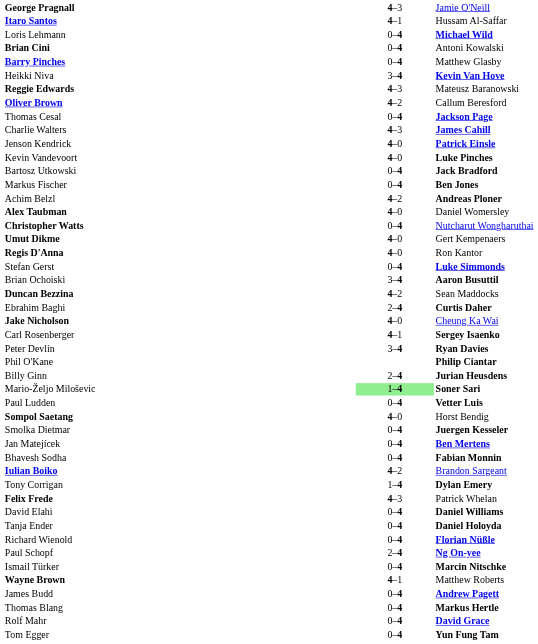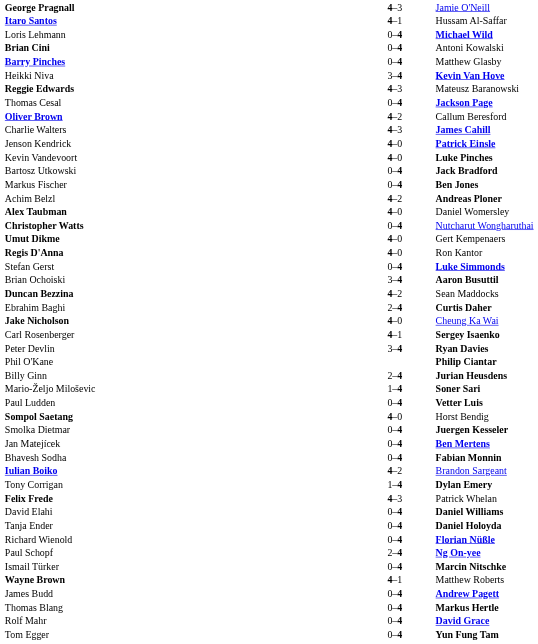rows swapped: (34, 103) <-> (33, 116)
(395, 389) lightgreen background -> (395, 389) no background
